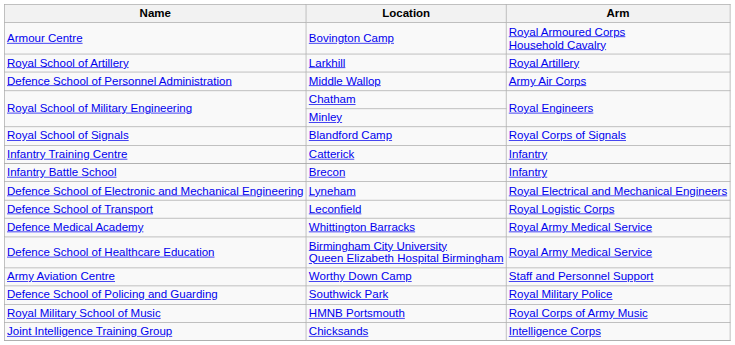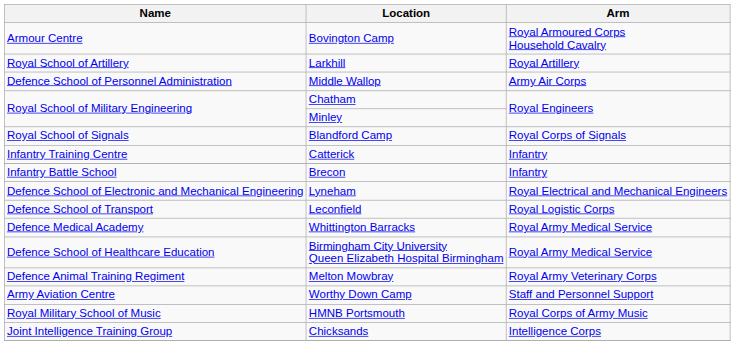+ row: (351, 277)
- row: (349, 295)
